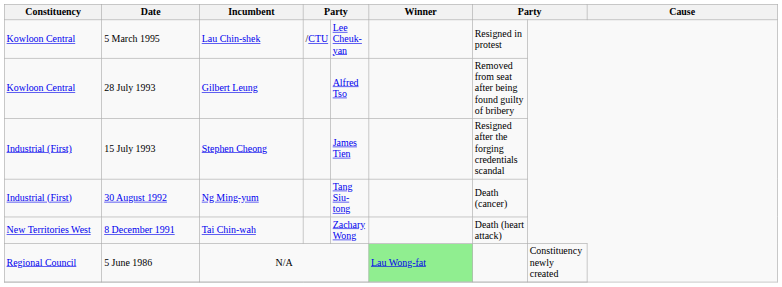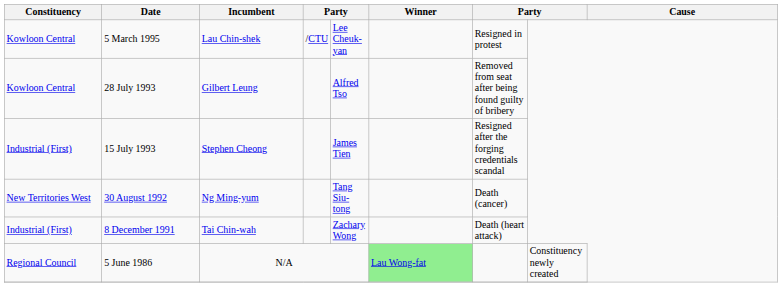(39, 198) Industrial (First) -> (49, 198) New Territories West
(49, 230) New Territories West -> (39, 230) Industrial (First)
